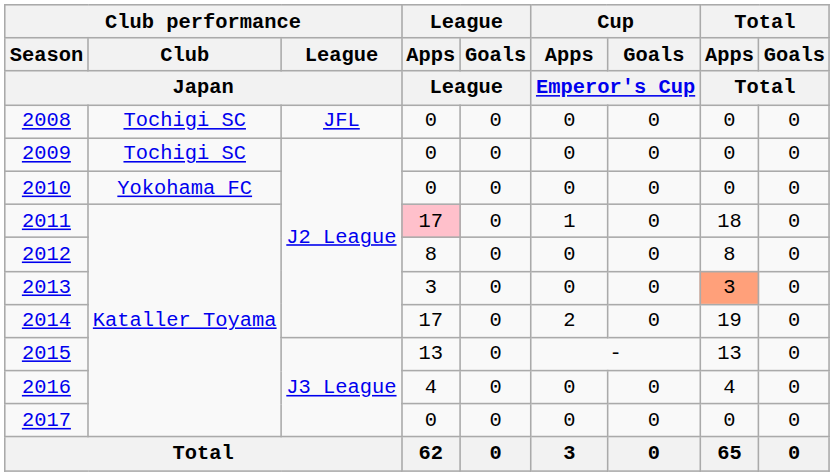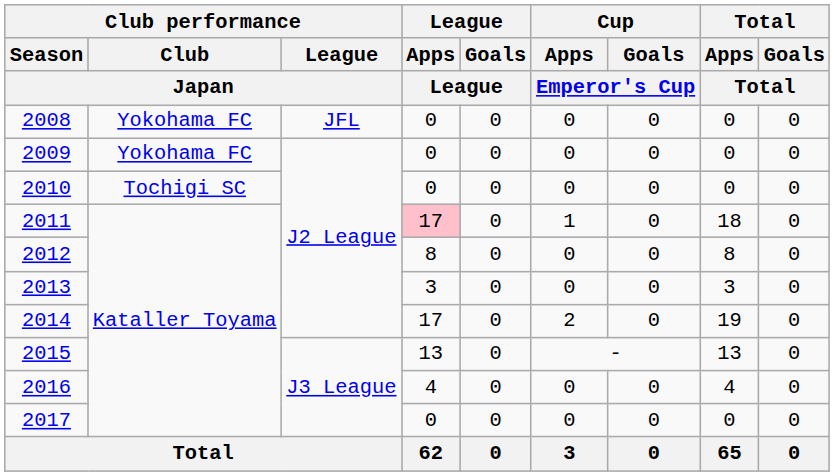(185, 121) Tochigi SC -> (185, 121) Yokohama FC
(185, 154) Tochigi SC -> (185, 154) Yokohama FC
(185, 188) Yokohama FC -> (185, 188) Tochigi SC
(729, 288) lightsalmon background -> (729, 288) no background
